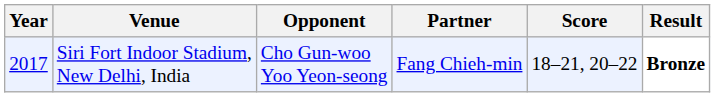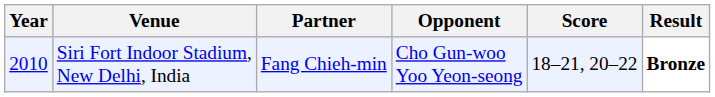columns swapped: (459, 20) <-> (324, 20)
(28, 64) 2017 -> (28, 64) 2010
